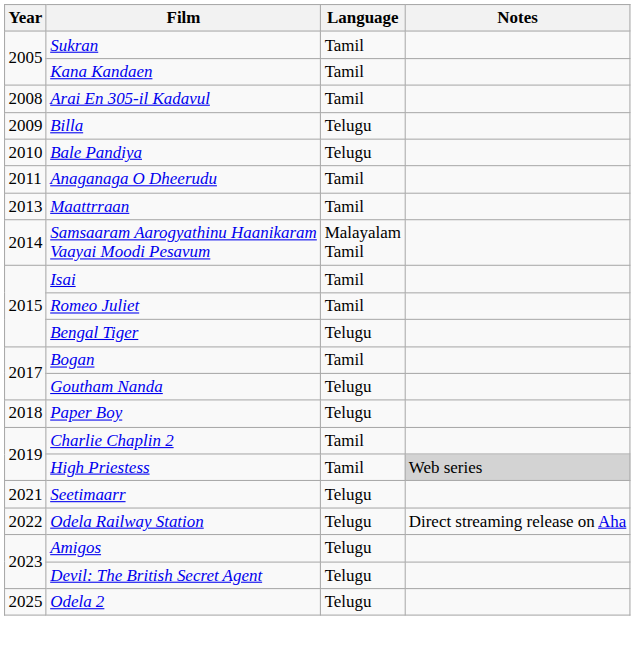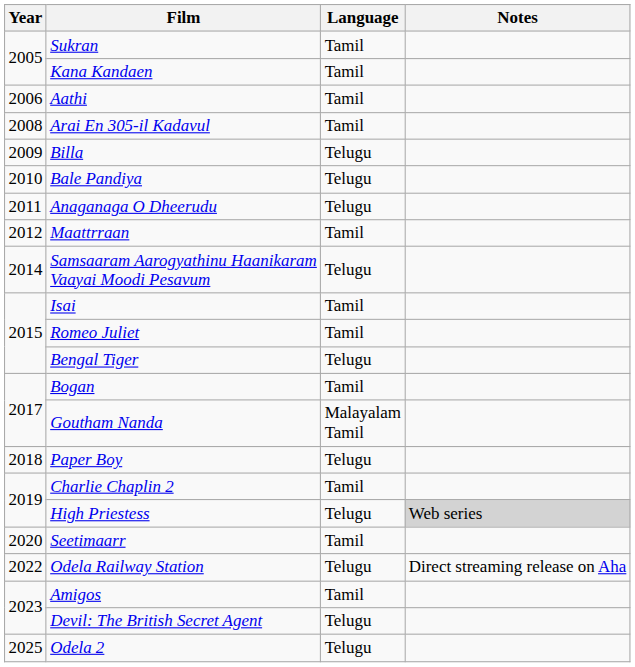+ row: (69, 98)
(344, 179) Tamil -> (348, 206) Telugu
(25, 206) 2013 -> (25, 233) 2012
(363, 242) Malayalam Tamil -> (348, 269) Telugu
(348, 386) Telugu -> (363, 423) Malayalam Tamil
(344, 467) Tamil -> (348, 513) Telugu
(25, 494) 2021 -> (25, 540) 2020
(348, 494) Telugu -> (344, 540) Tamil
(348, 548) Telugu -> (344, 594) Tamil
